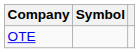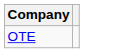- column: (100, 15)
